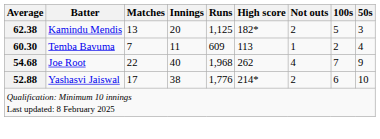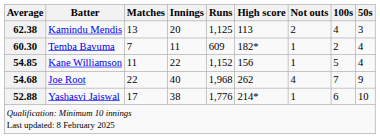(248, 29) 182* -> (245, 29) 113
(336, 29) 5 -> (336, 29) 4
(245, 46) 113 -> (248, 46) 182*
+ row: (85, 63)
(293, 79) 2 -> (293, 96) 1
